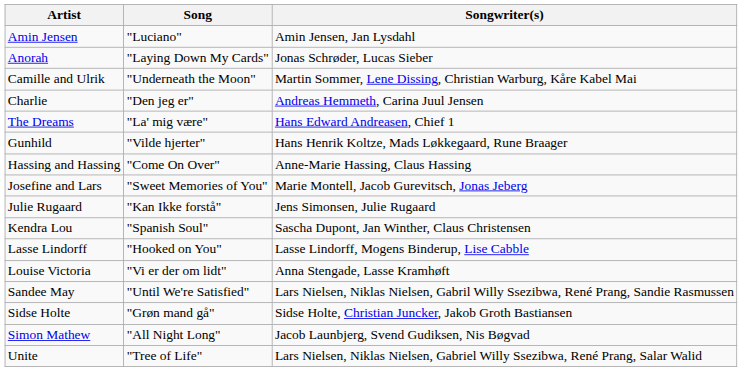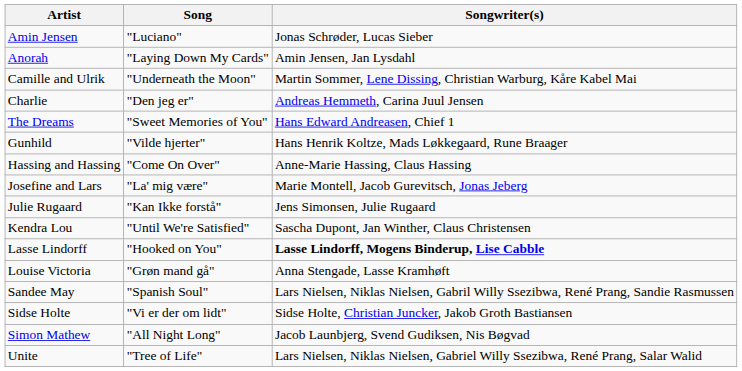(345, 36) Amin Jensen, Jan Lysdahl -> (354, 36) Jonas Schrøder, Lucas Sieber
(354, 57) Jonas Schrøder, Lucas Sieber -> (345, 57) Amin Jensen, Jan Lysdahl
(167, 121) "La' mig være" -> (197, 121) "Sweet Memories of You"
(197, 185) "Sweet Memories of You" -> (167, 185) "La' mig være"
(167, 228) "Spanish Soul" -> (188, 228) "Until We're Satisfied"
(402, 249) normal -> (410, 249) bold
(177, 270) "Vi er der om lidt" -> (171, 270) "Grøn mand gå"
(188, 292) "Until We're Satisfied" -> (167, 292) "Spanish Soul"
(171, 313) "Grøn mand gå" -> (177, 313) "Vi er der om lidt"
